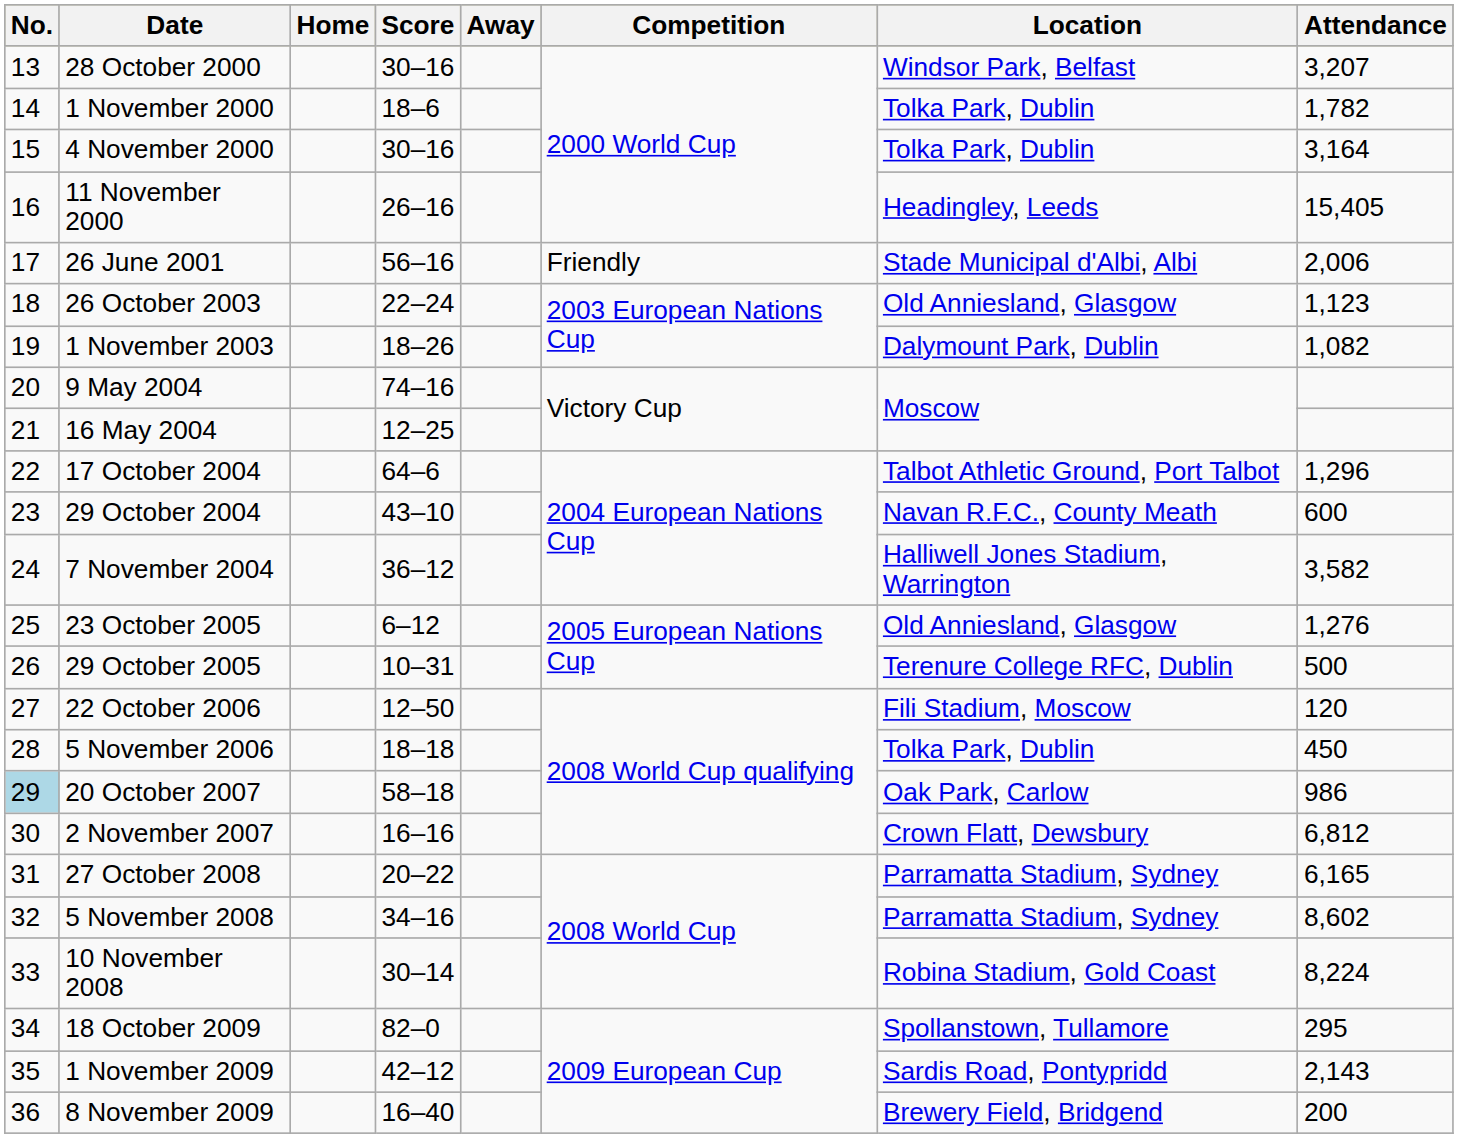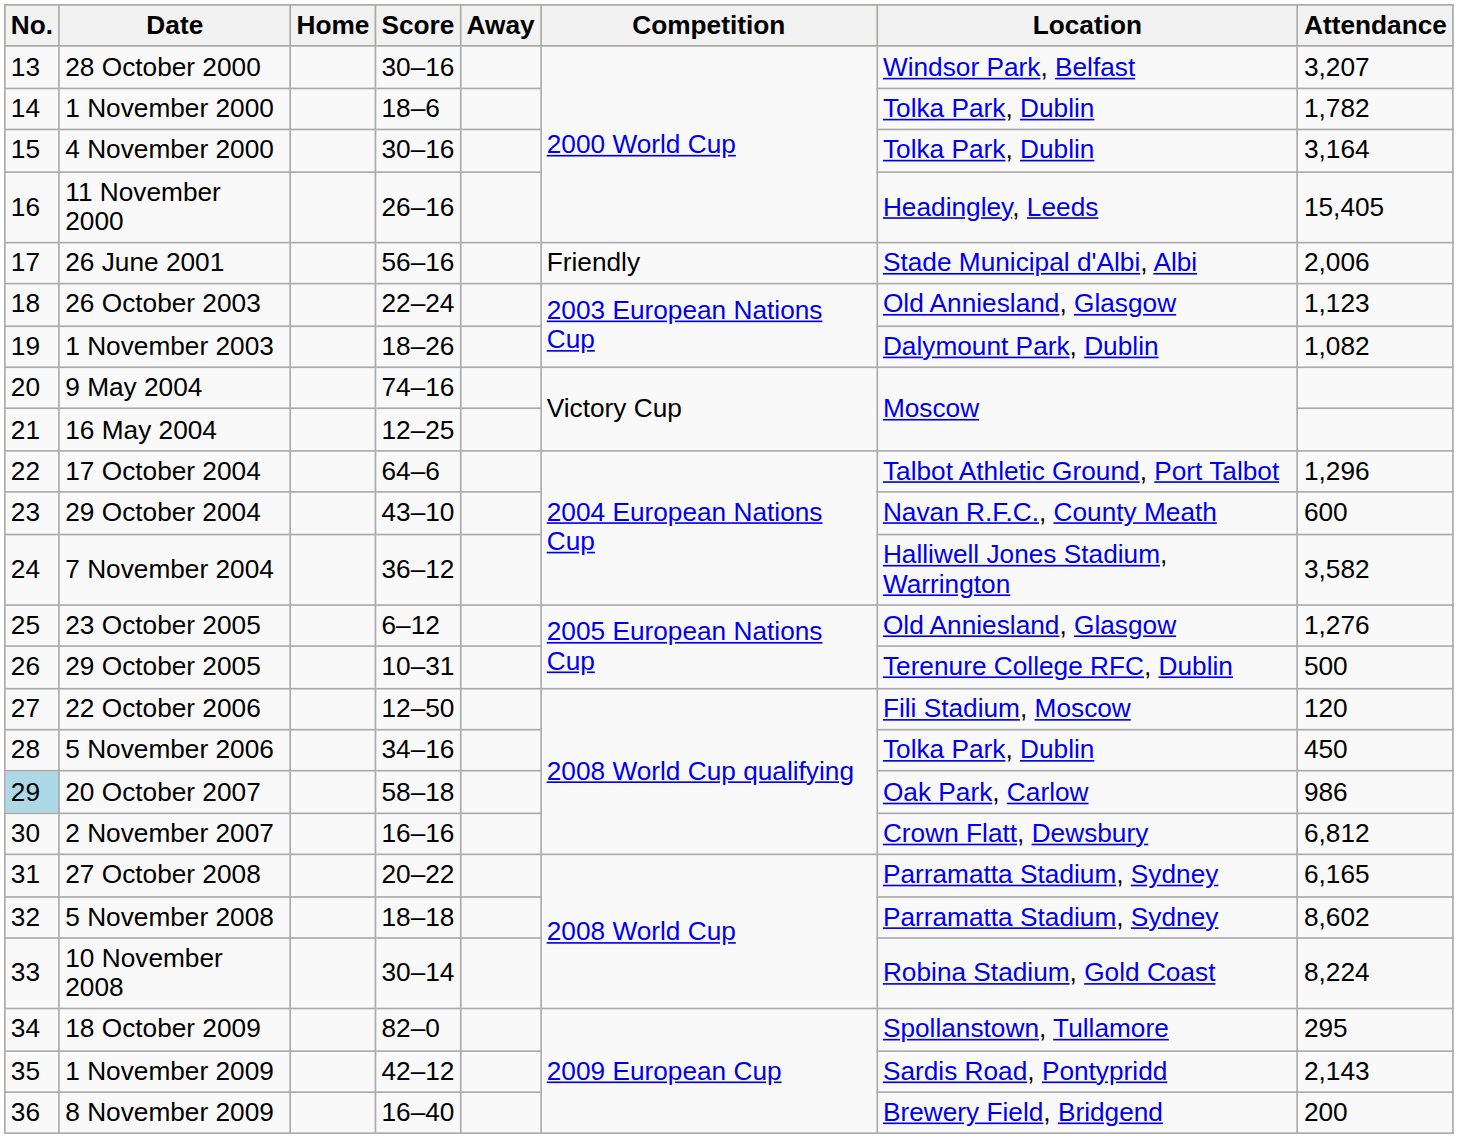(418, 750) 18–18 -> (418, 750) 34–16
(418, 916) 34–16 -> (418, 916) 18–18
